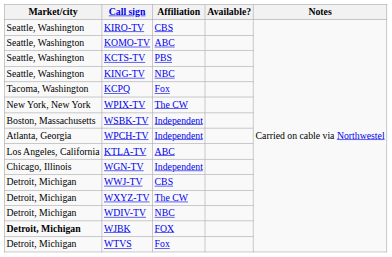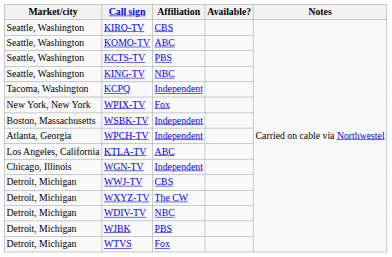(162, 89) Fox -> (179, 89) Independent
(171, 105) The CW -> (162, 105) Fox
(44, 228) bold -> (42, 228) normal
(164, 228) FOX -> (163, 228) PBS
